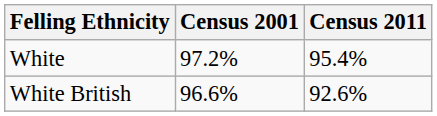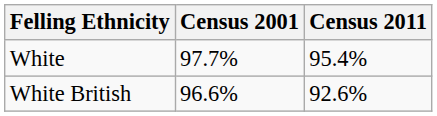(209, 57) 97.2% -> (209, 57) 97.7%
